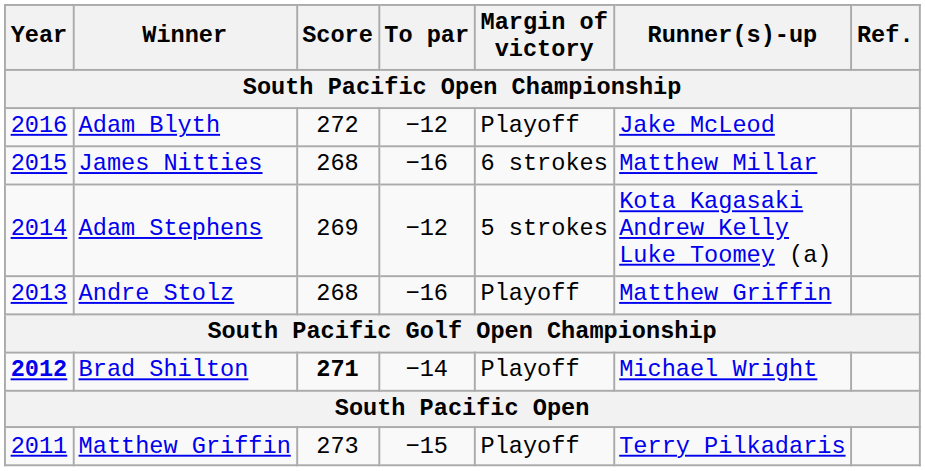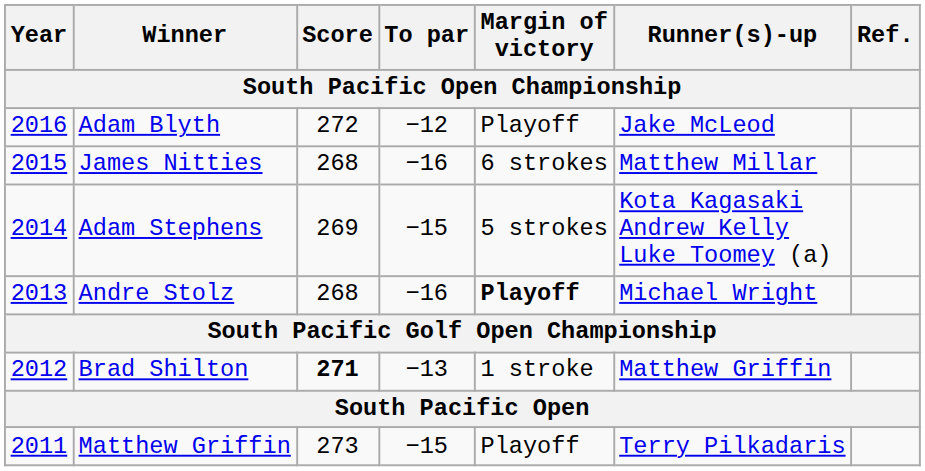(427, 230) −12 -> (427, 230) −15
(530, 295) normal -> (530, 295) bold
(725, 295) Matthew Griffin -> (718, 295) Michael Wright
(39, 371) bold -> (39, 371) normal
(427, 371) −14 -> (427, 371) −13
(530, 371) Playoff -> (537, 371) 1 stroke
(718, 371) Michael Wright -> (725, 371) Matthew Griffin
